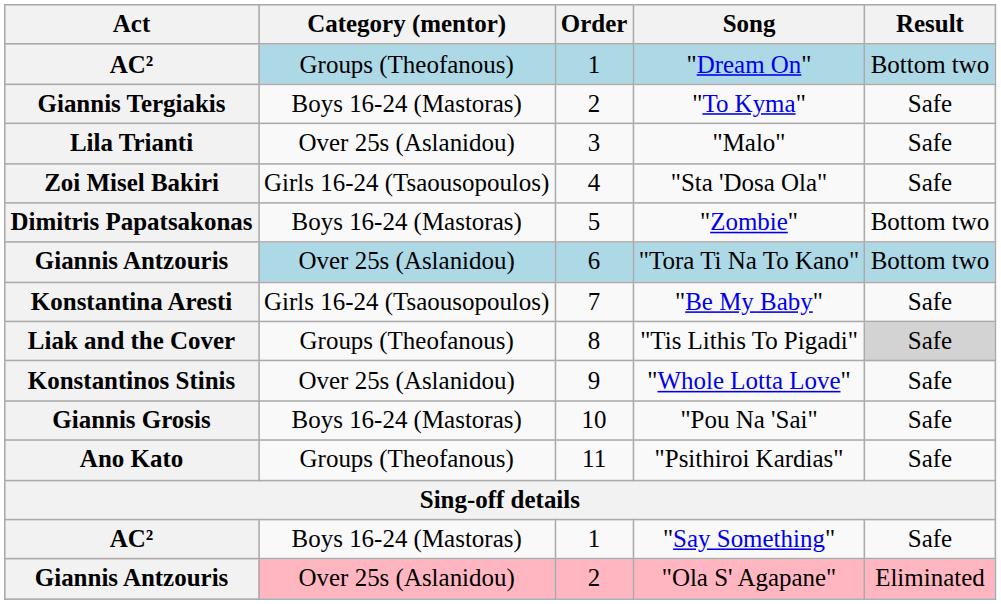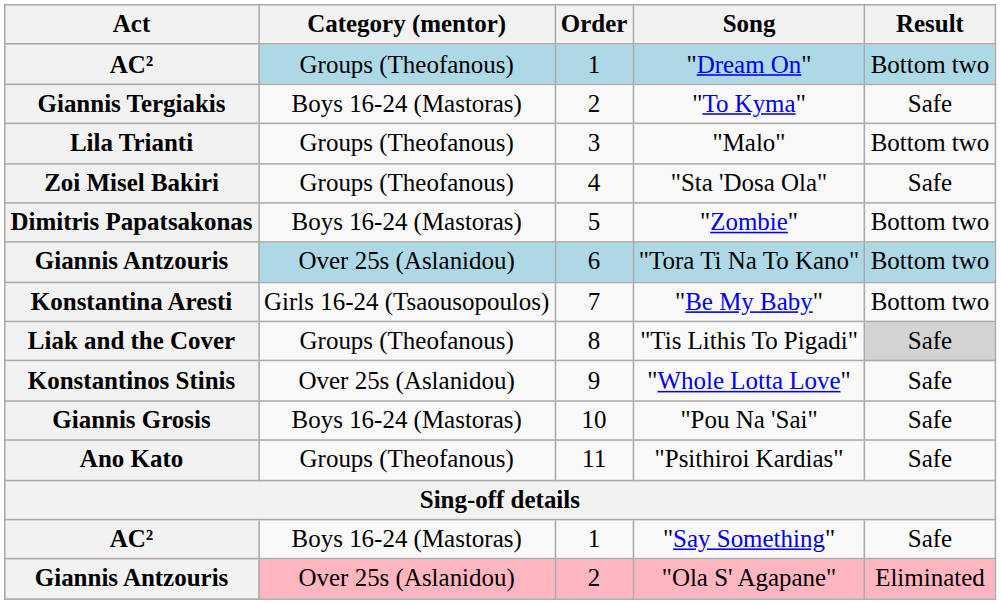(407, 143) Over 25s (Aslanidou) -> (407, 143) Groups (Theofanous)
(930, 143) Safe -> (930, 143) Bottom two
(407, 182) Girls 16-24 (Tsaousopoulos) -> (407, 182) Groups (Theofanous)
(930, 301) Safe -> (930, 301) Bottom two
